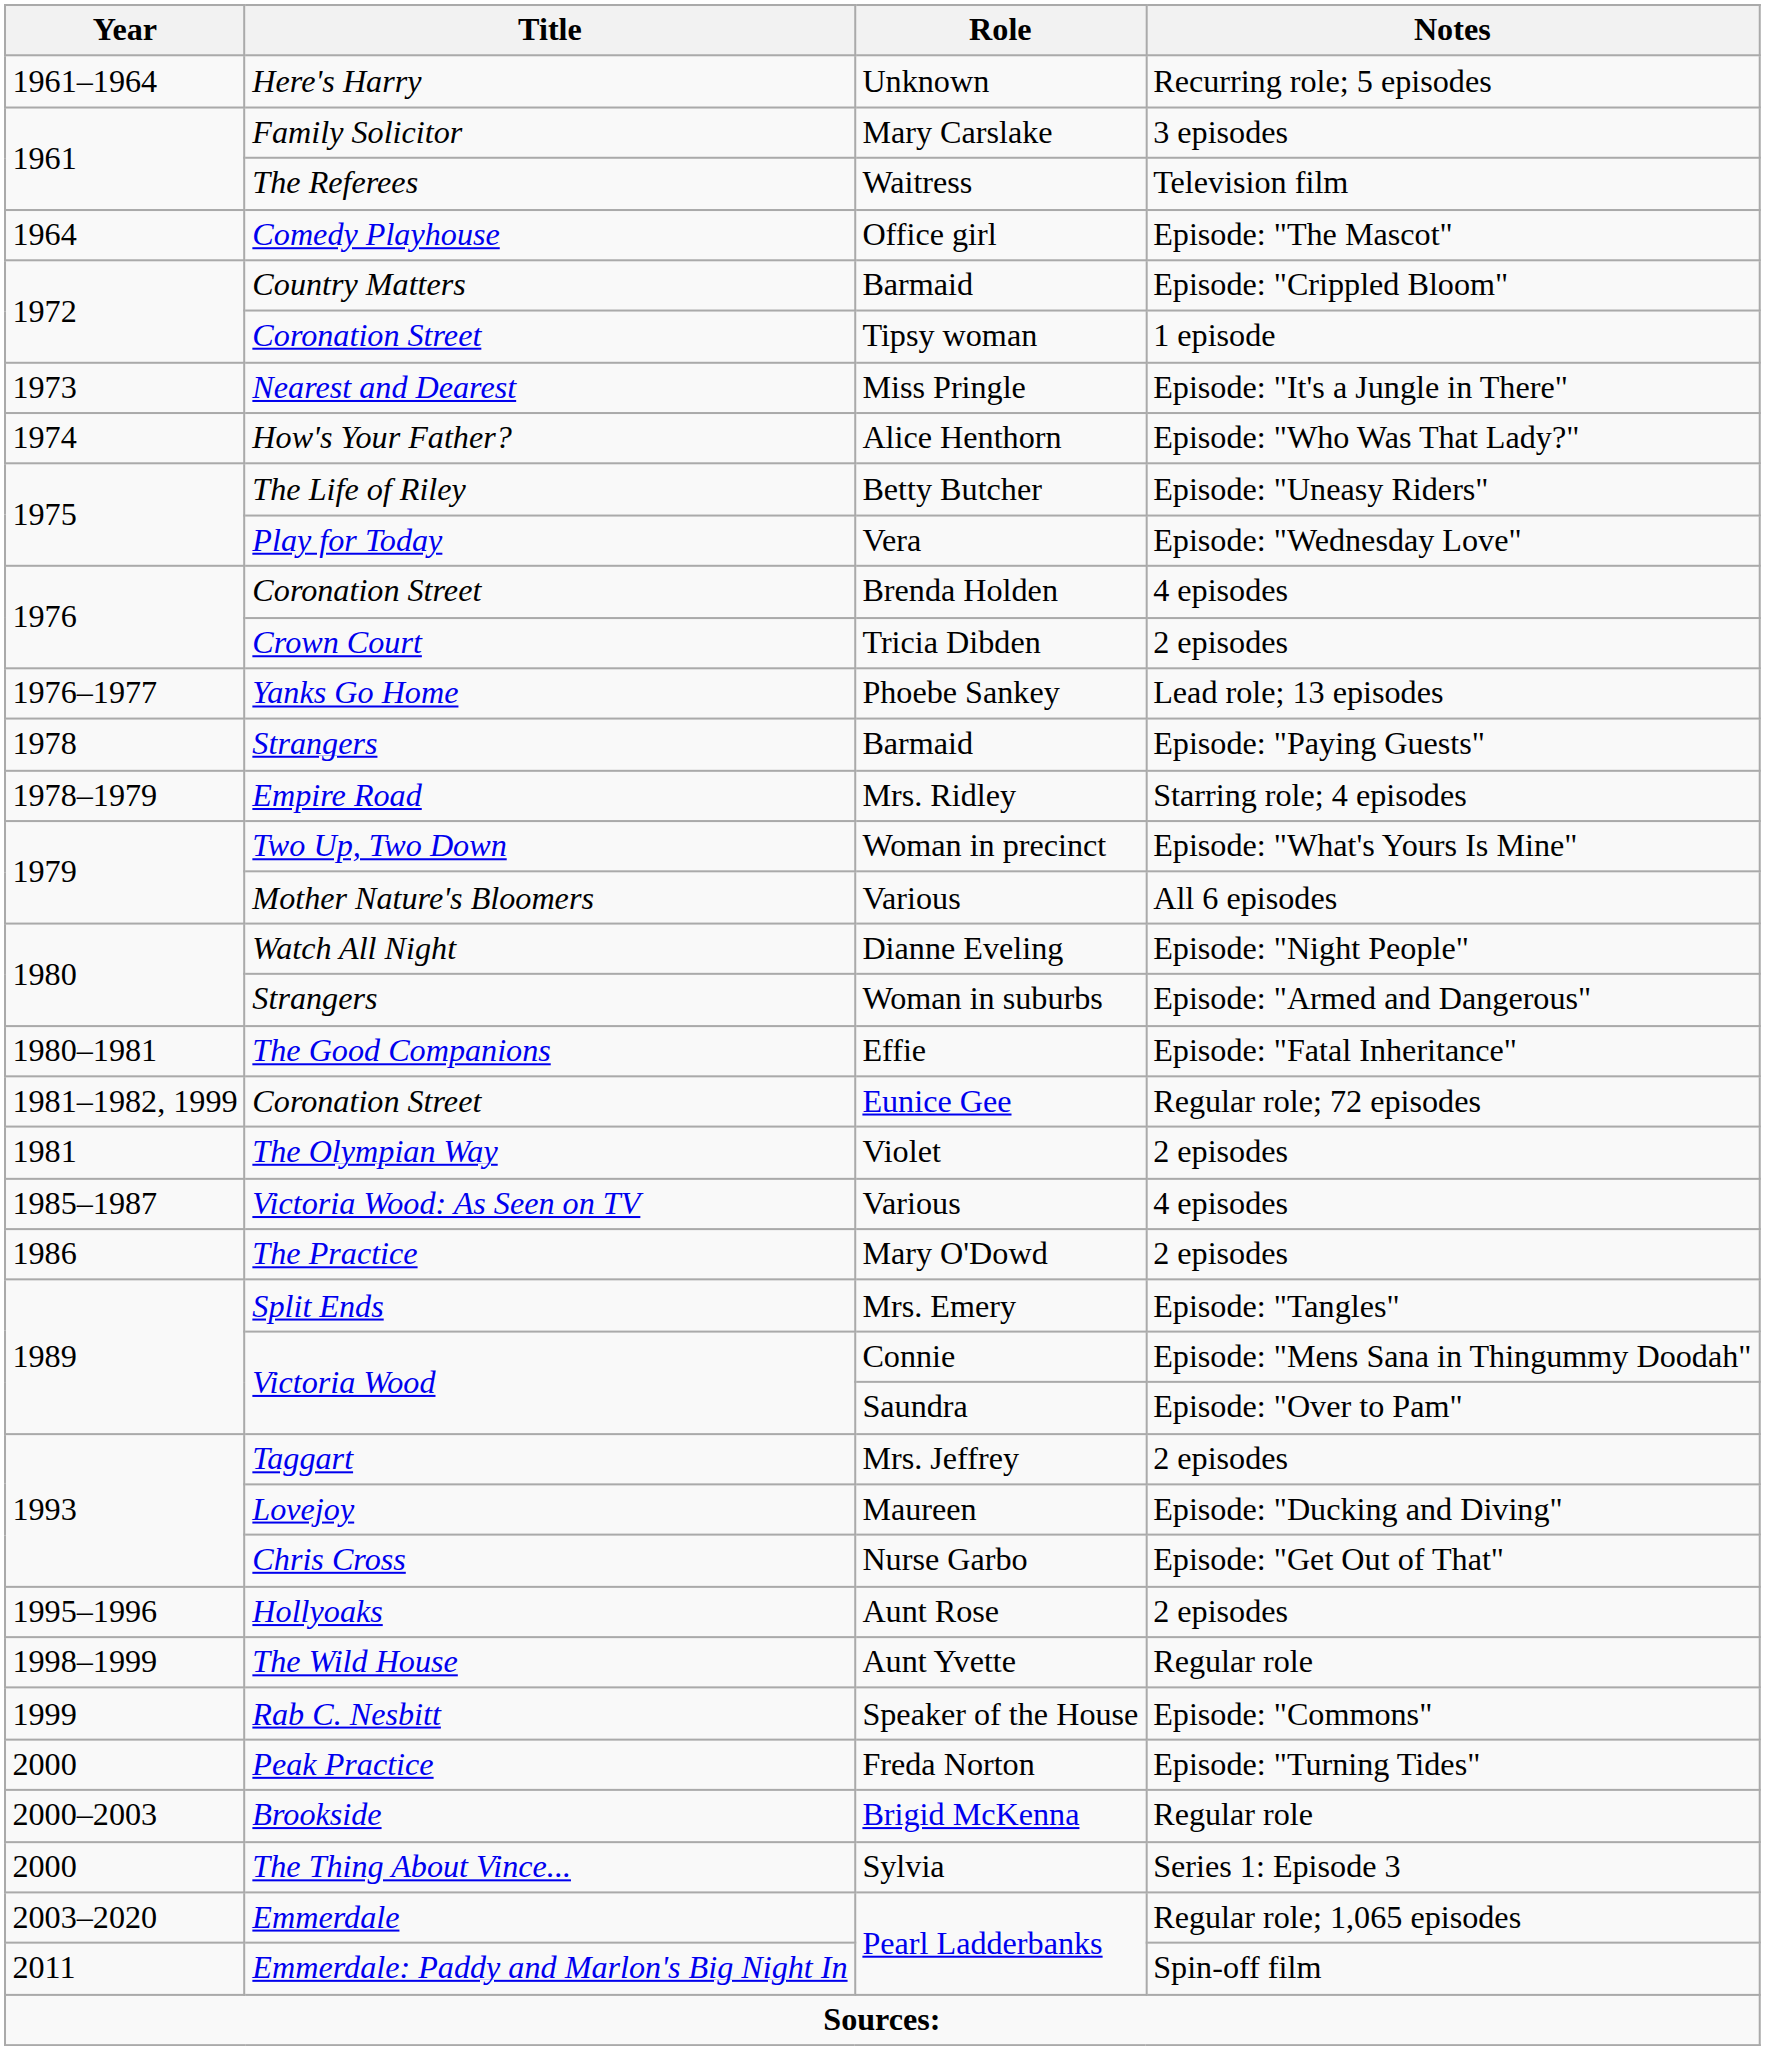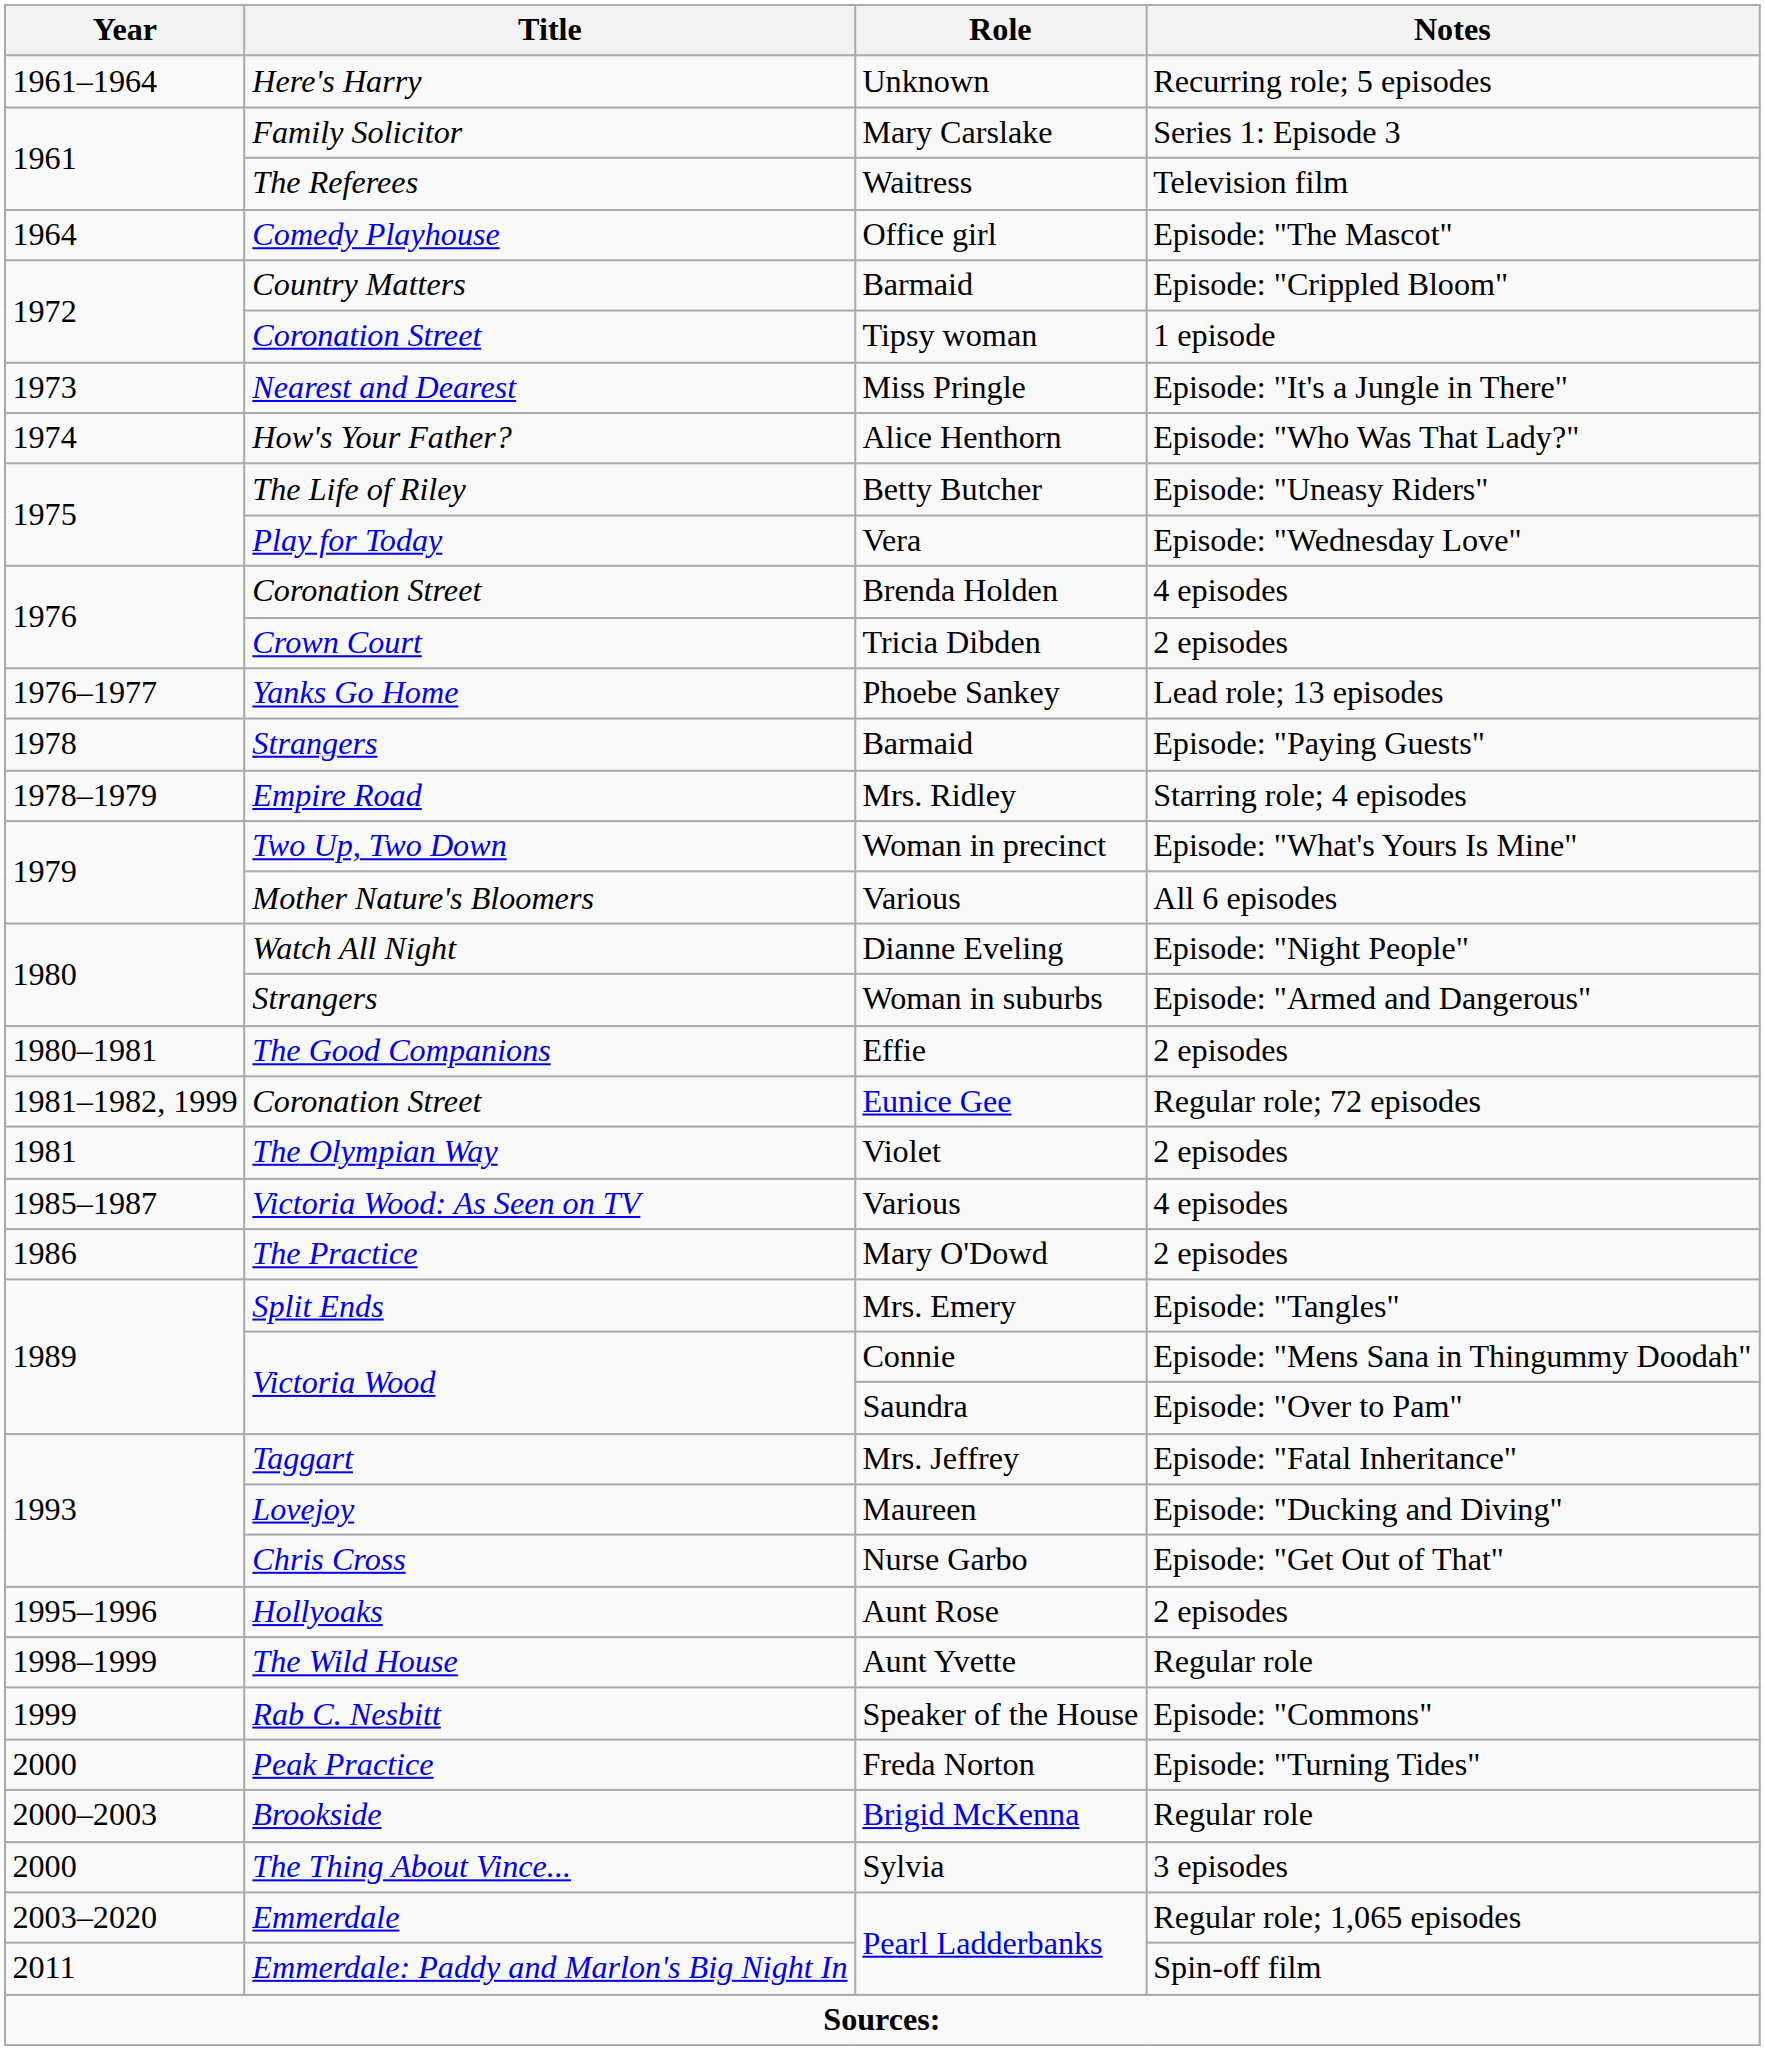(1221, 132) 3 episodes -> (1277, 132) Series 1: Episode 3
(1335, 1050) Episode: "Fatal Inheritance" -> (1221, 1050) 2 episodes
(1221, 1458) 2 episodes -> (1335, 1458) Episode: "Fatal Inheritance"
(1277, 1866) Series 1: Episode 3 -> (1221, 1866) 3 episodes
